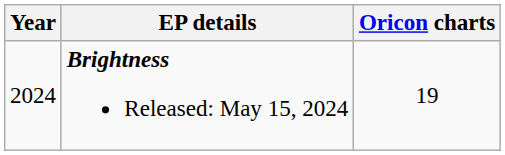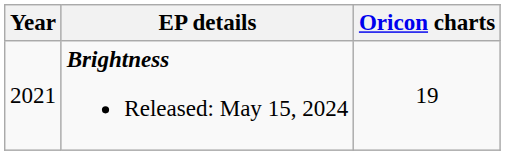(33, 95) 2024 -> (33, 95) 2021
